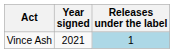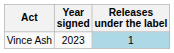(73, 40) 2021 -> (73, 40) 2023
